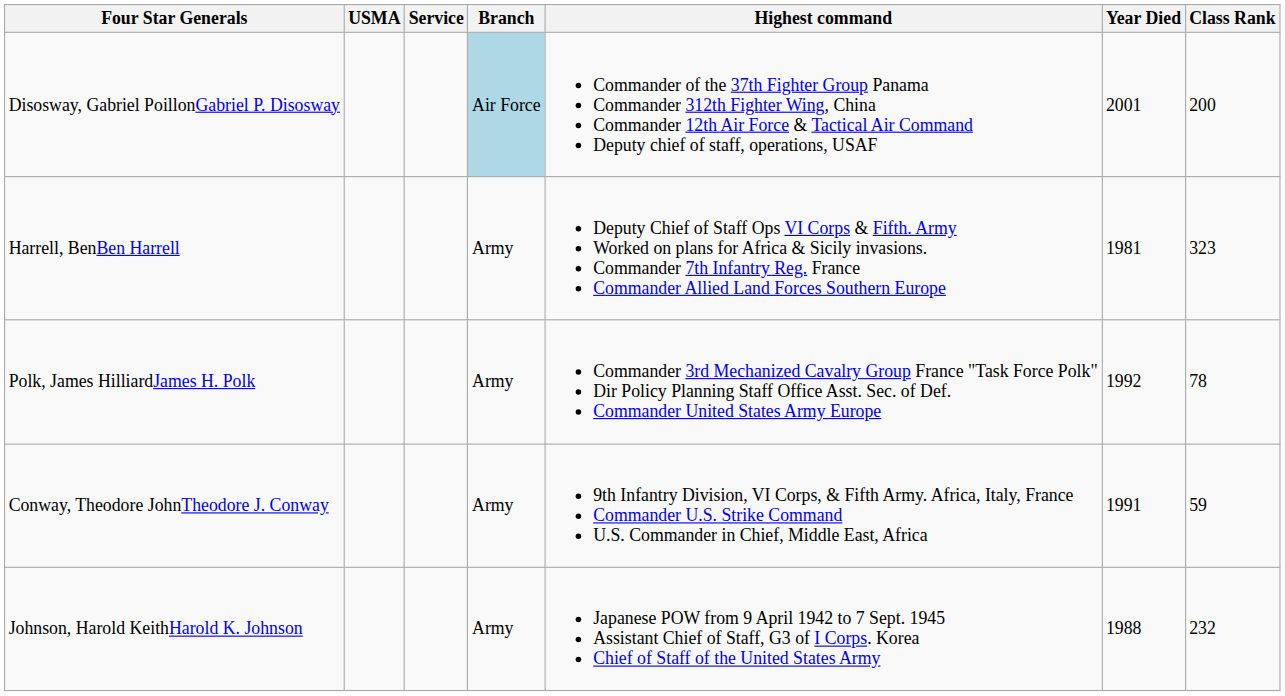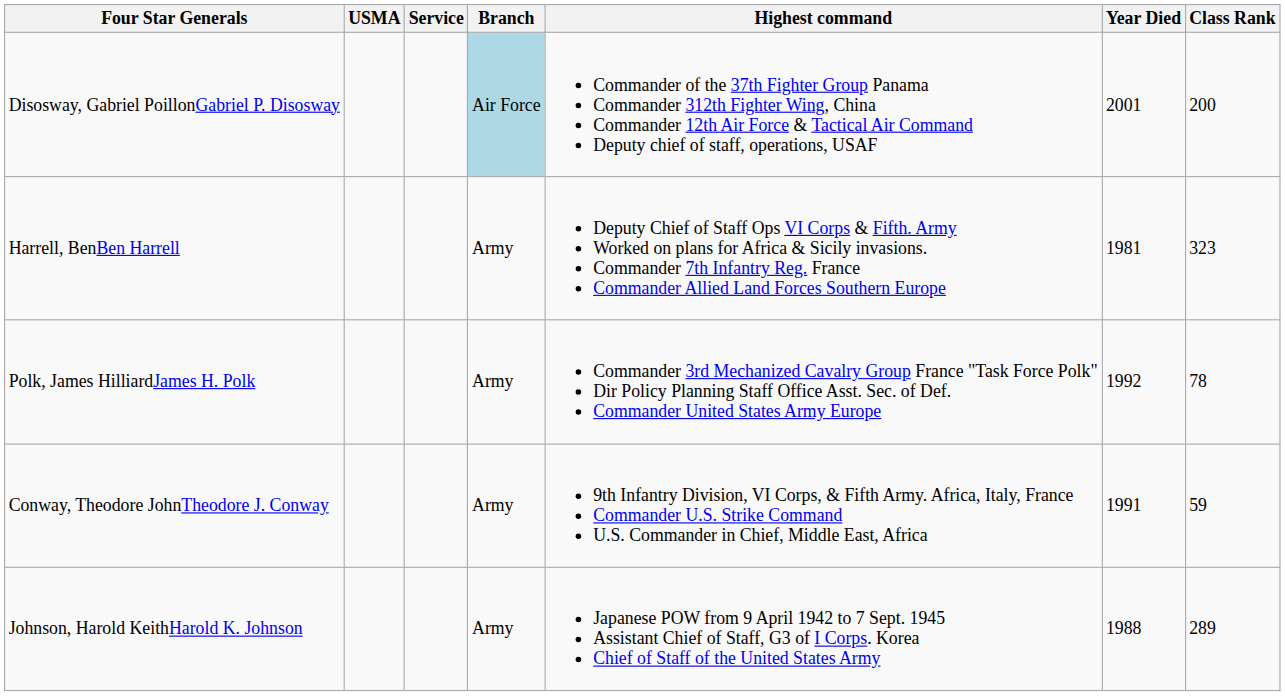(1203, 628) 232 -> (1203, 628) 289
